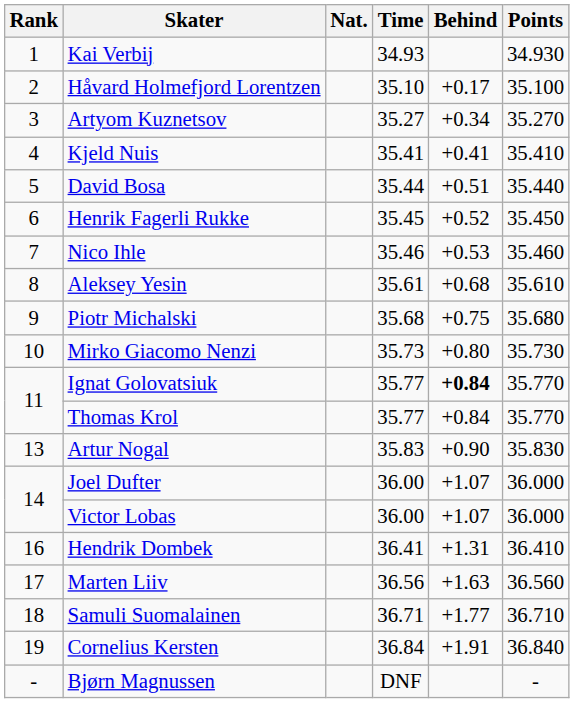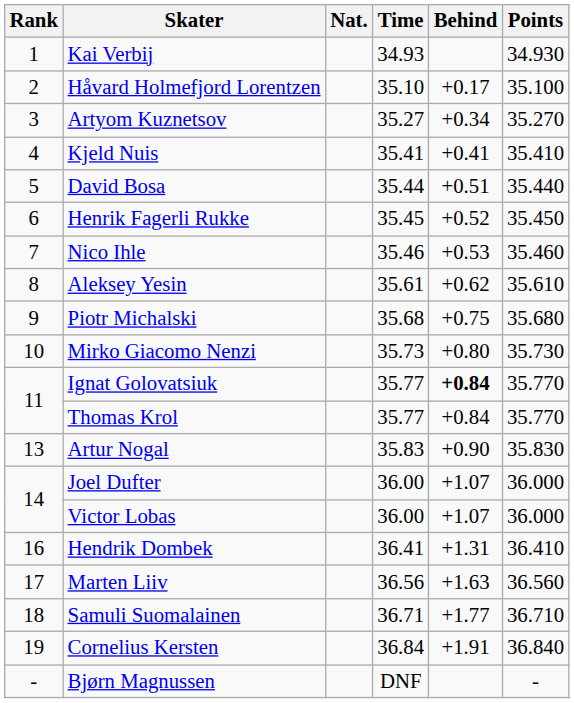(465, 284) +0.68 -> (465, 284) +0.62
